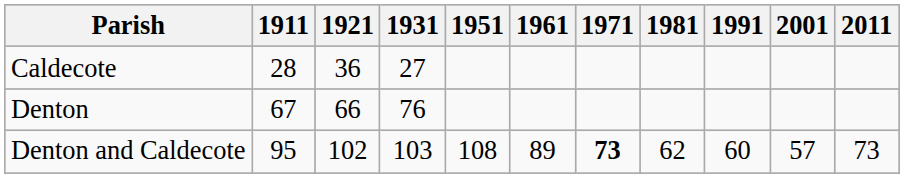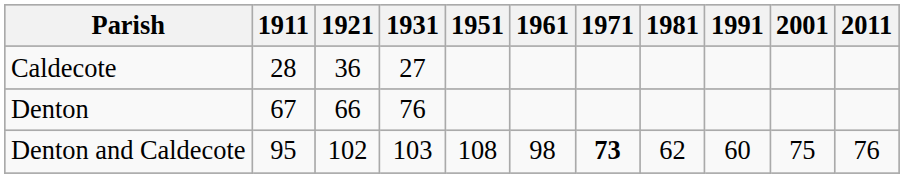(542, 151) 89 -> (542, 151) 98
(802, 151) 57 -> (802, 151) 75
(867, 151) 73 -> (867, 151) 76
